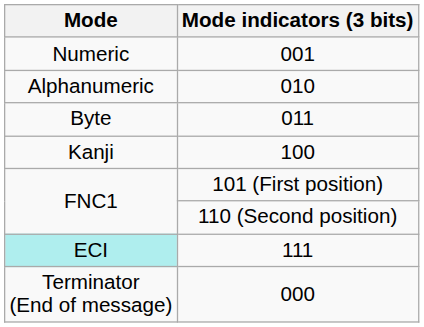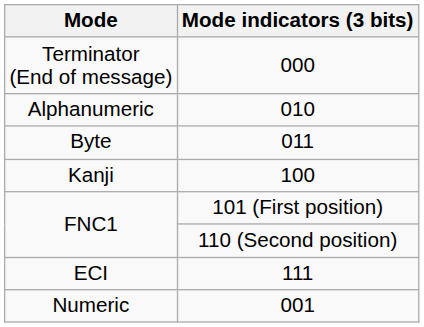rows swapped: (298, 53) <-> (298, 294)
(91, 250) paleturquoise background -> (91, 273) no background
